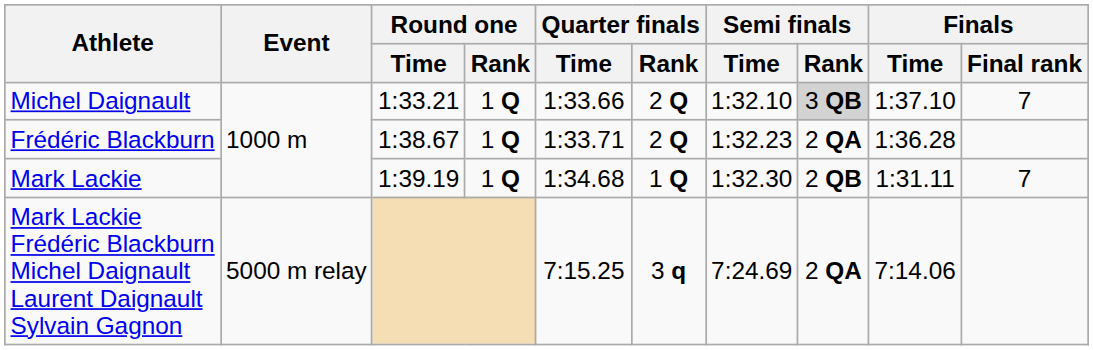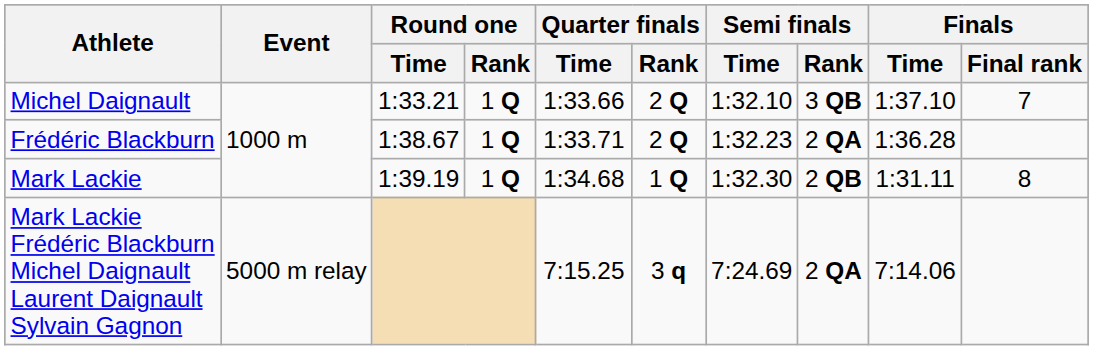(833, 101) lightgrey background -> (833, 101) no background
(1025, 178) 7 -> (1025, 178) 8
